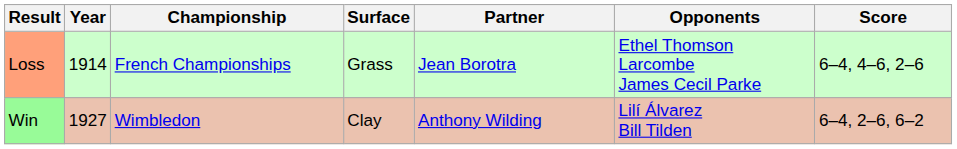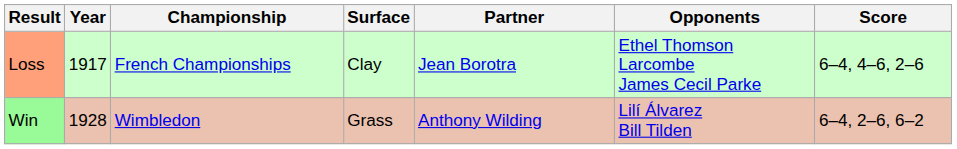(88, 64) 1914 -> (88, 64) 1917
(370, 64) Grass -> (364, 64) Clay
(88, 120) 1927 -> (88, 120) 1928
(364, 120) Clay -> (370, 120) Grass
